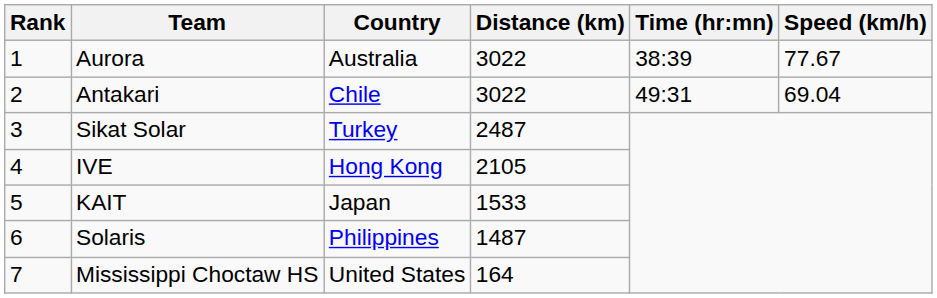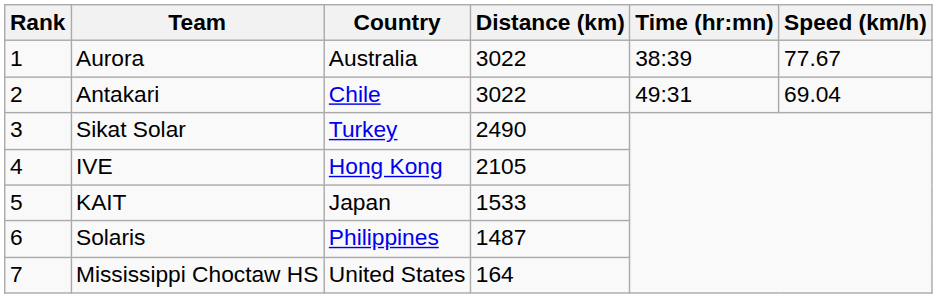(501, 130) 2487 -> (501, 130) 2490
